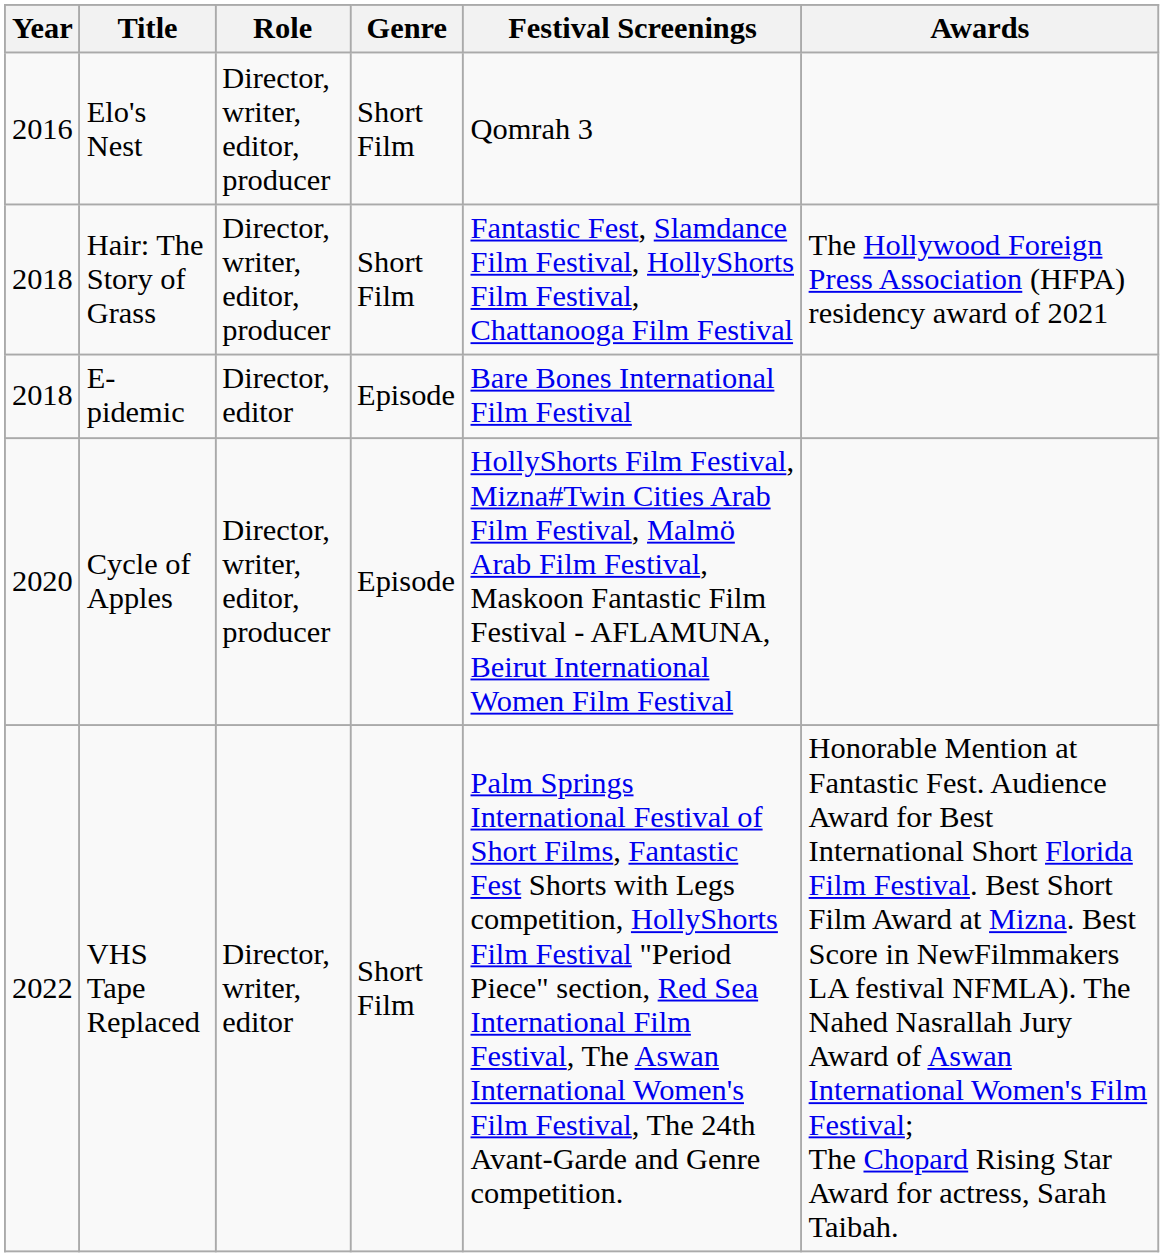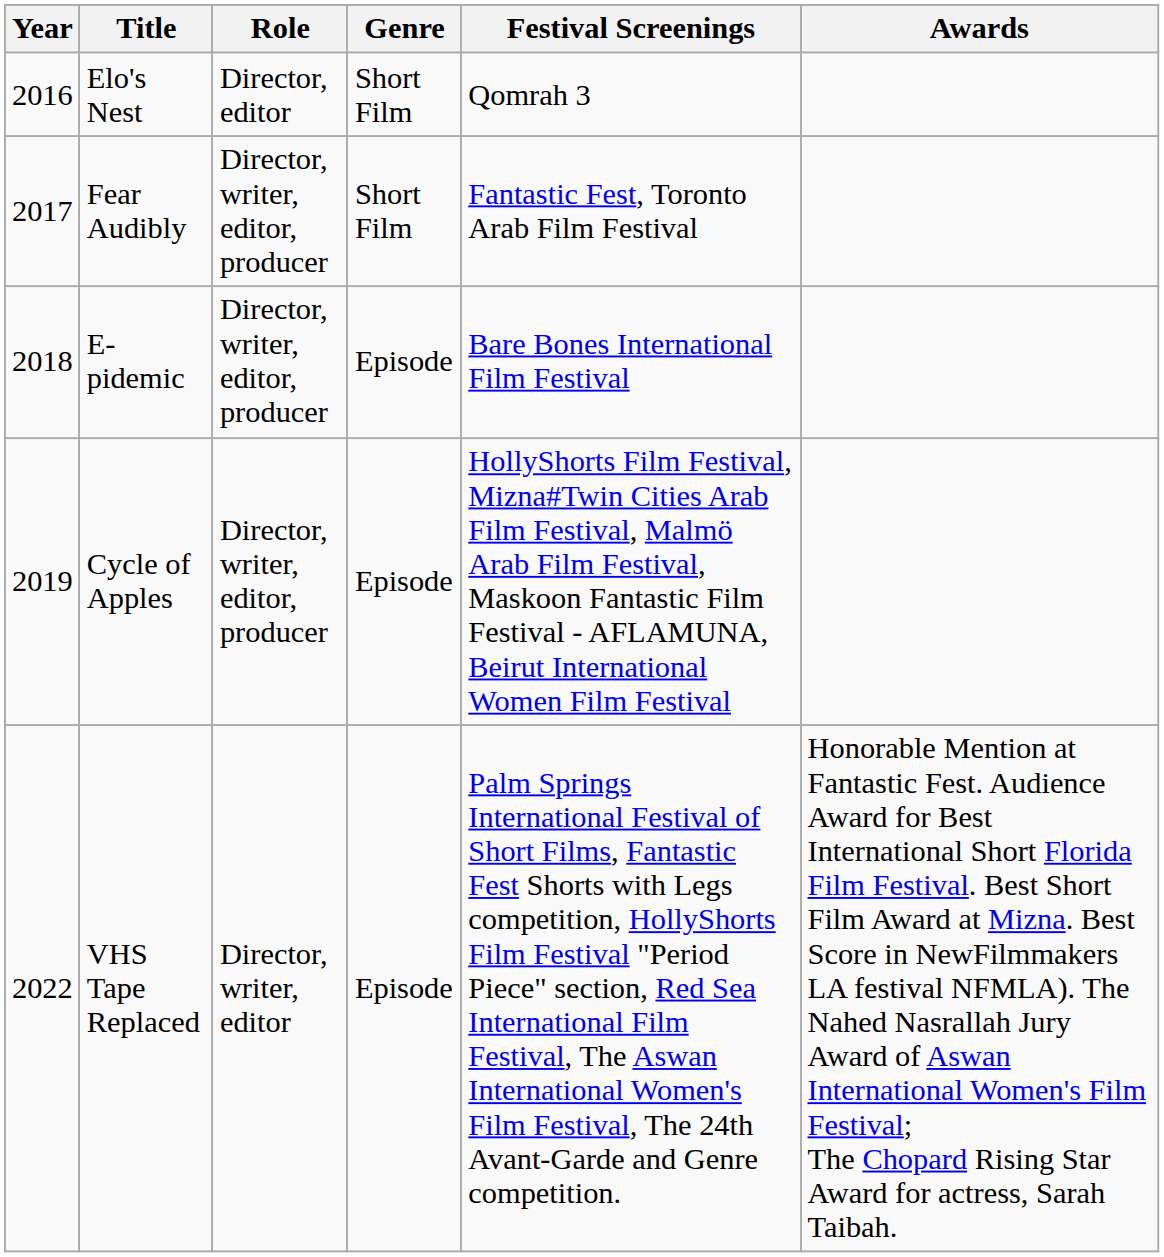(276, 128) Director, writer, editor, producer -> (274, 93) Director, editor
+ row: (137, 210)
- row: (145, 278)
(276, 395) Director, editor -> (274, 361) Director, writer, editor, producer
(42, 580) 2020 -> (42, 580) 2019
(390, 987) Short Film -> (404, 987) Episode
